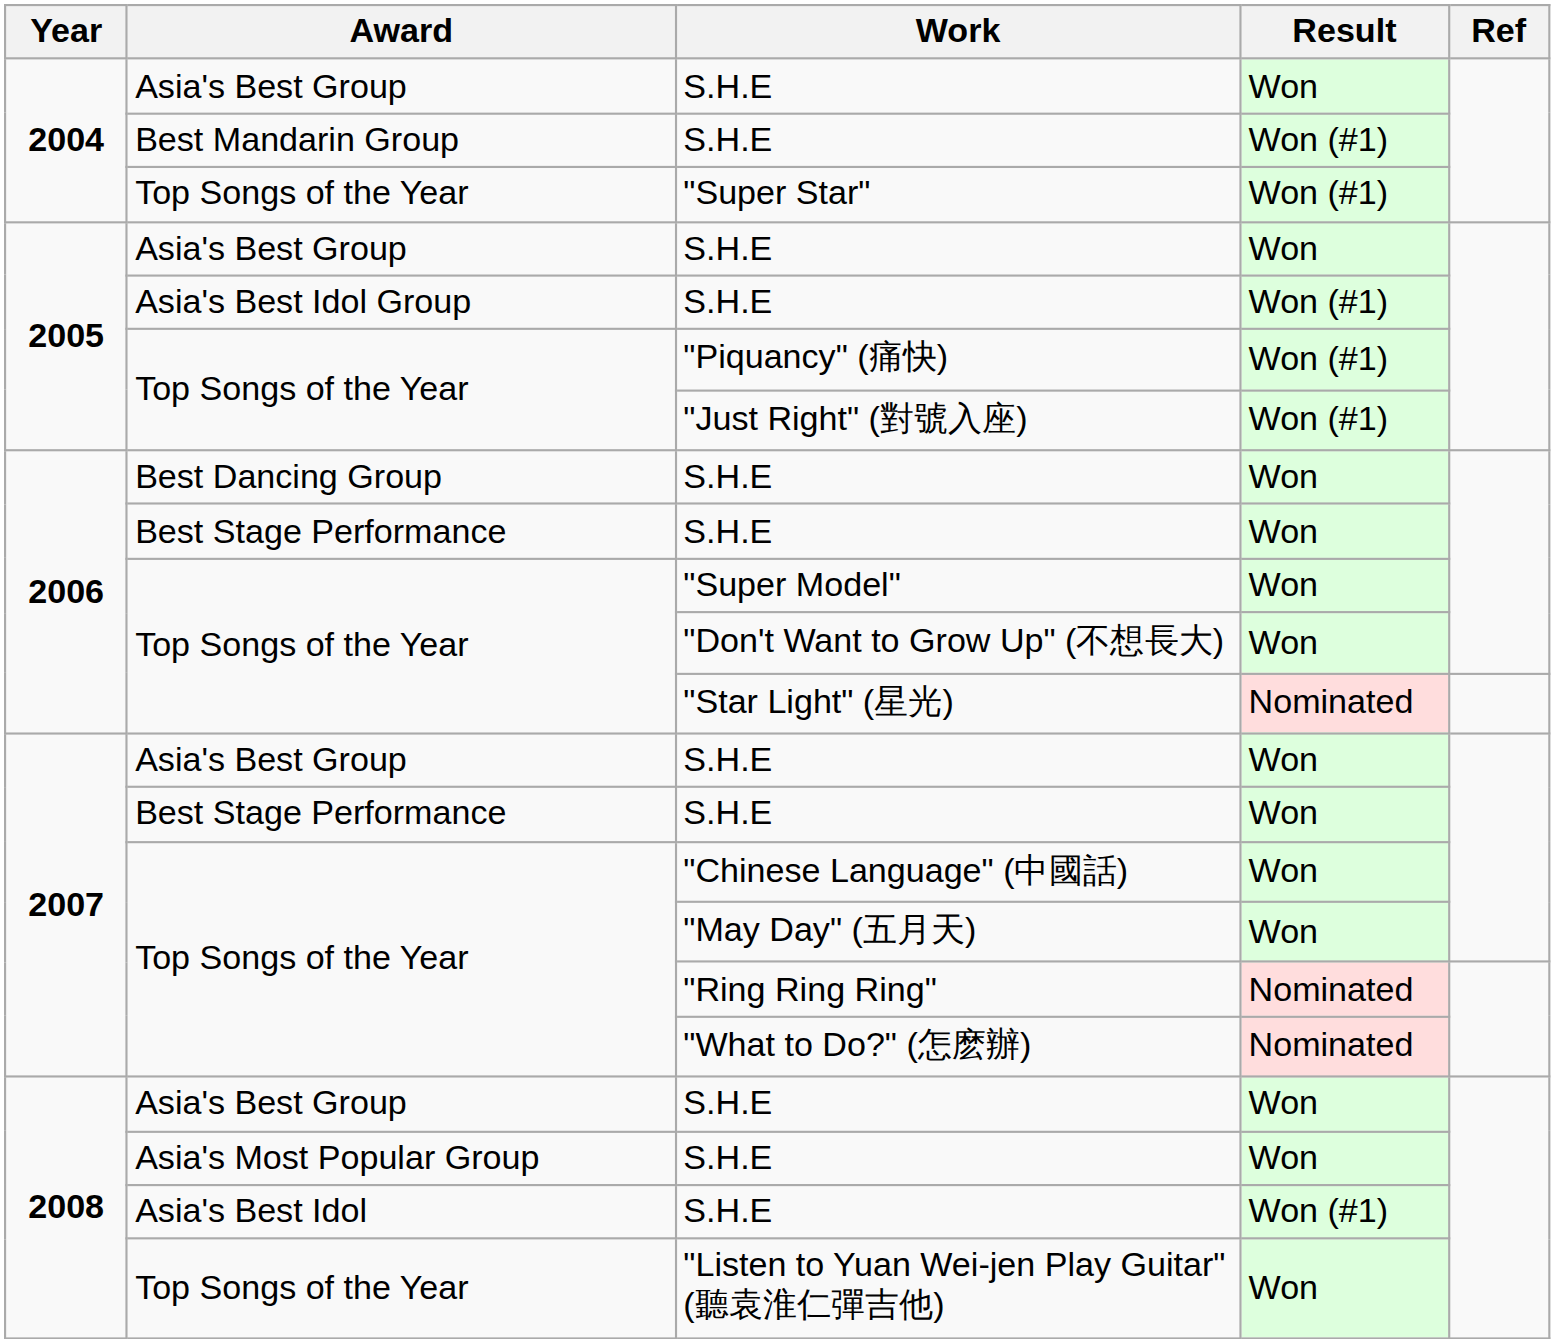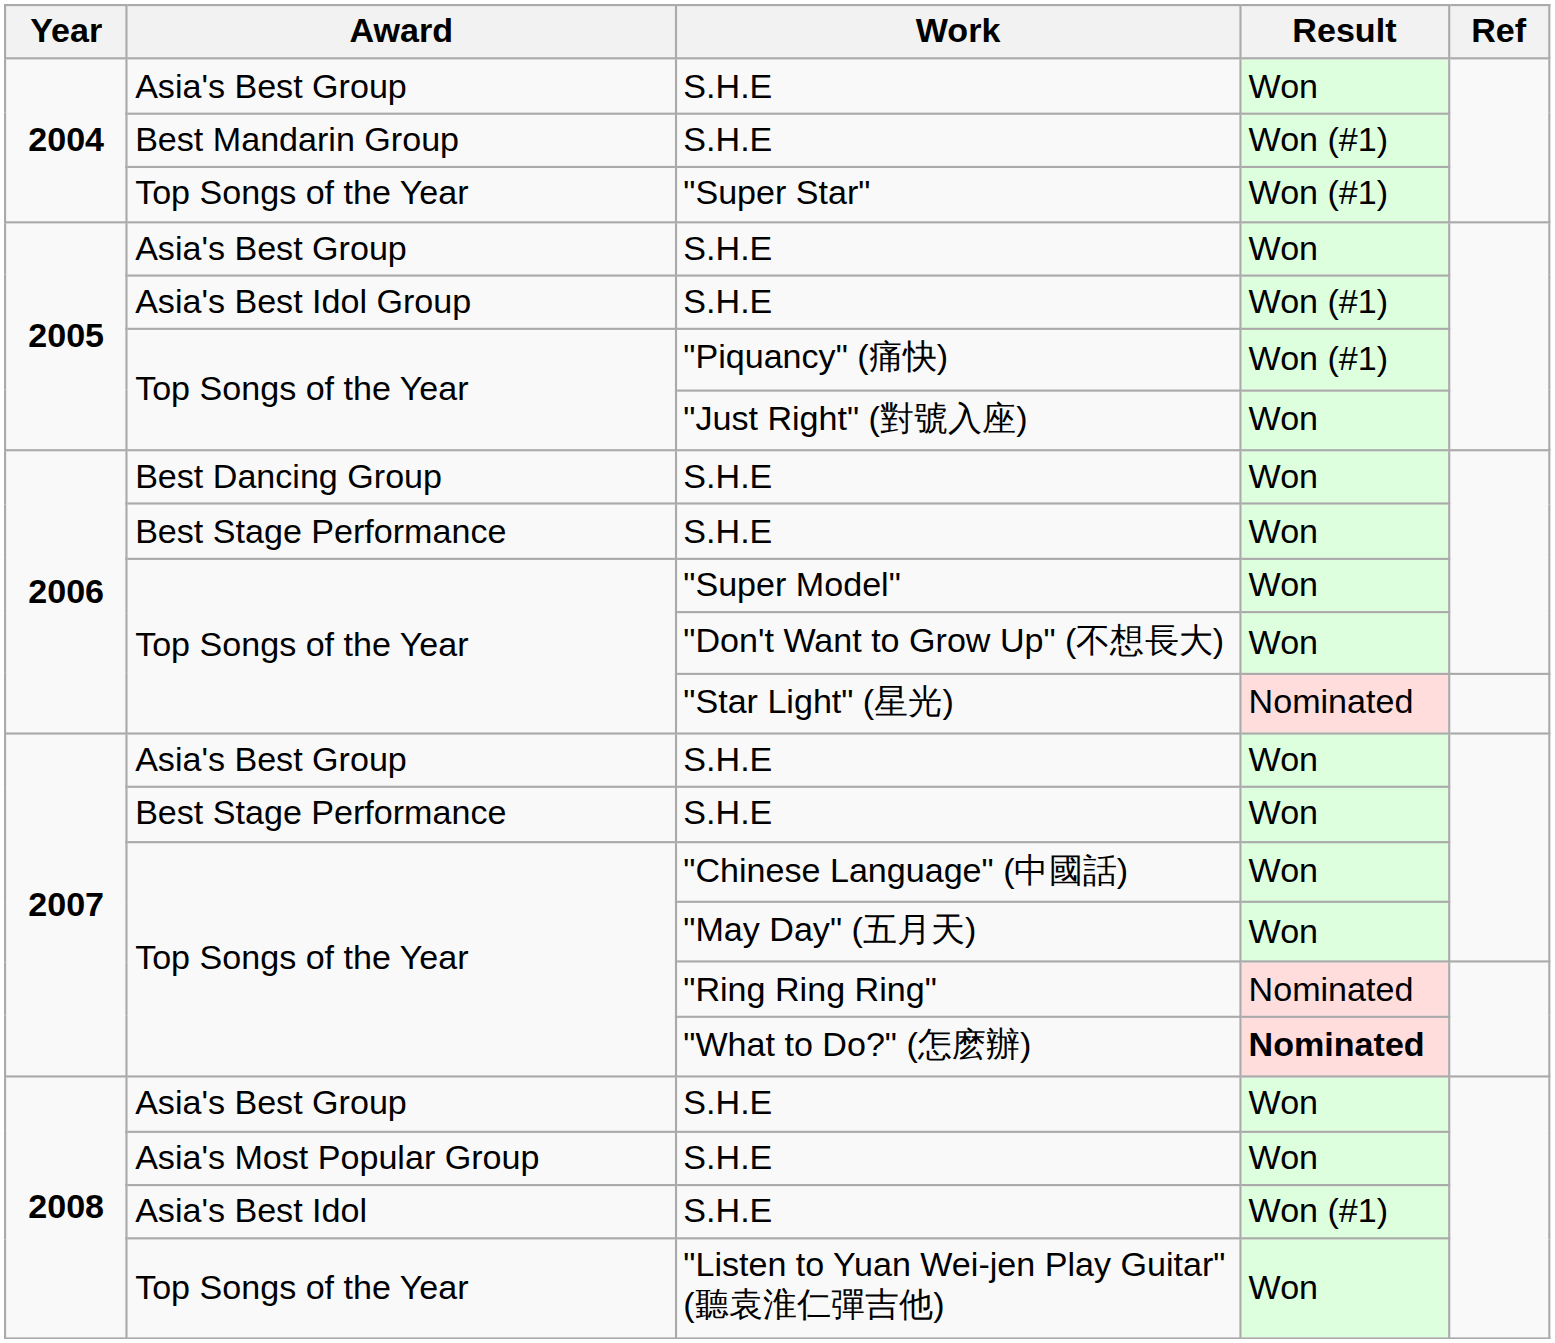(1344, 420) Won (#1) -> (1344, 420) Won
(1344, 1047) normal -> (1344, 1047) bold
